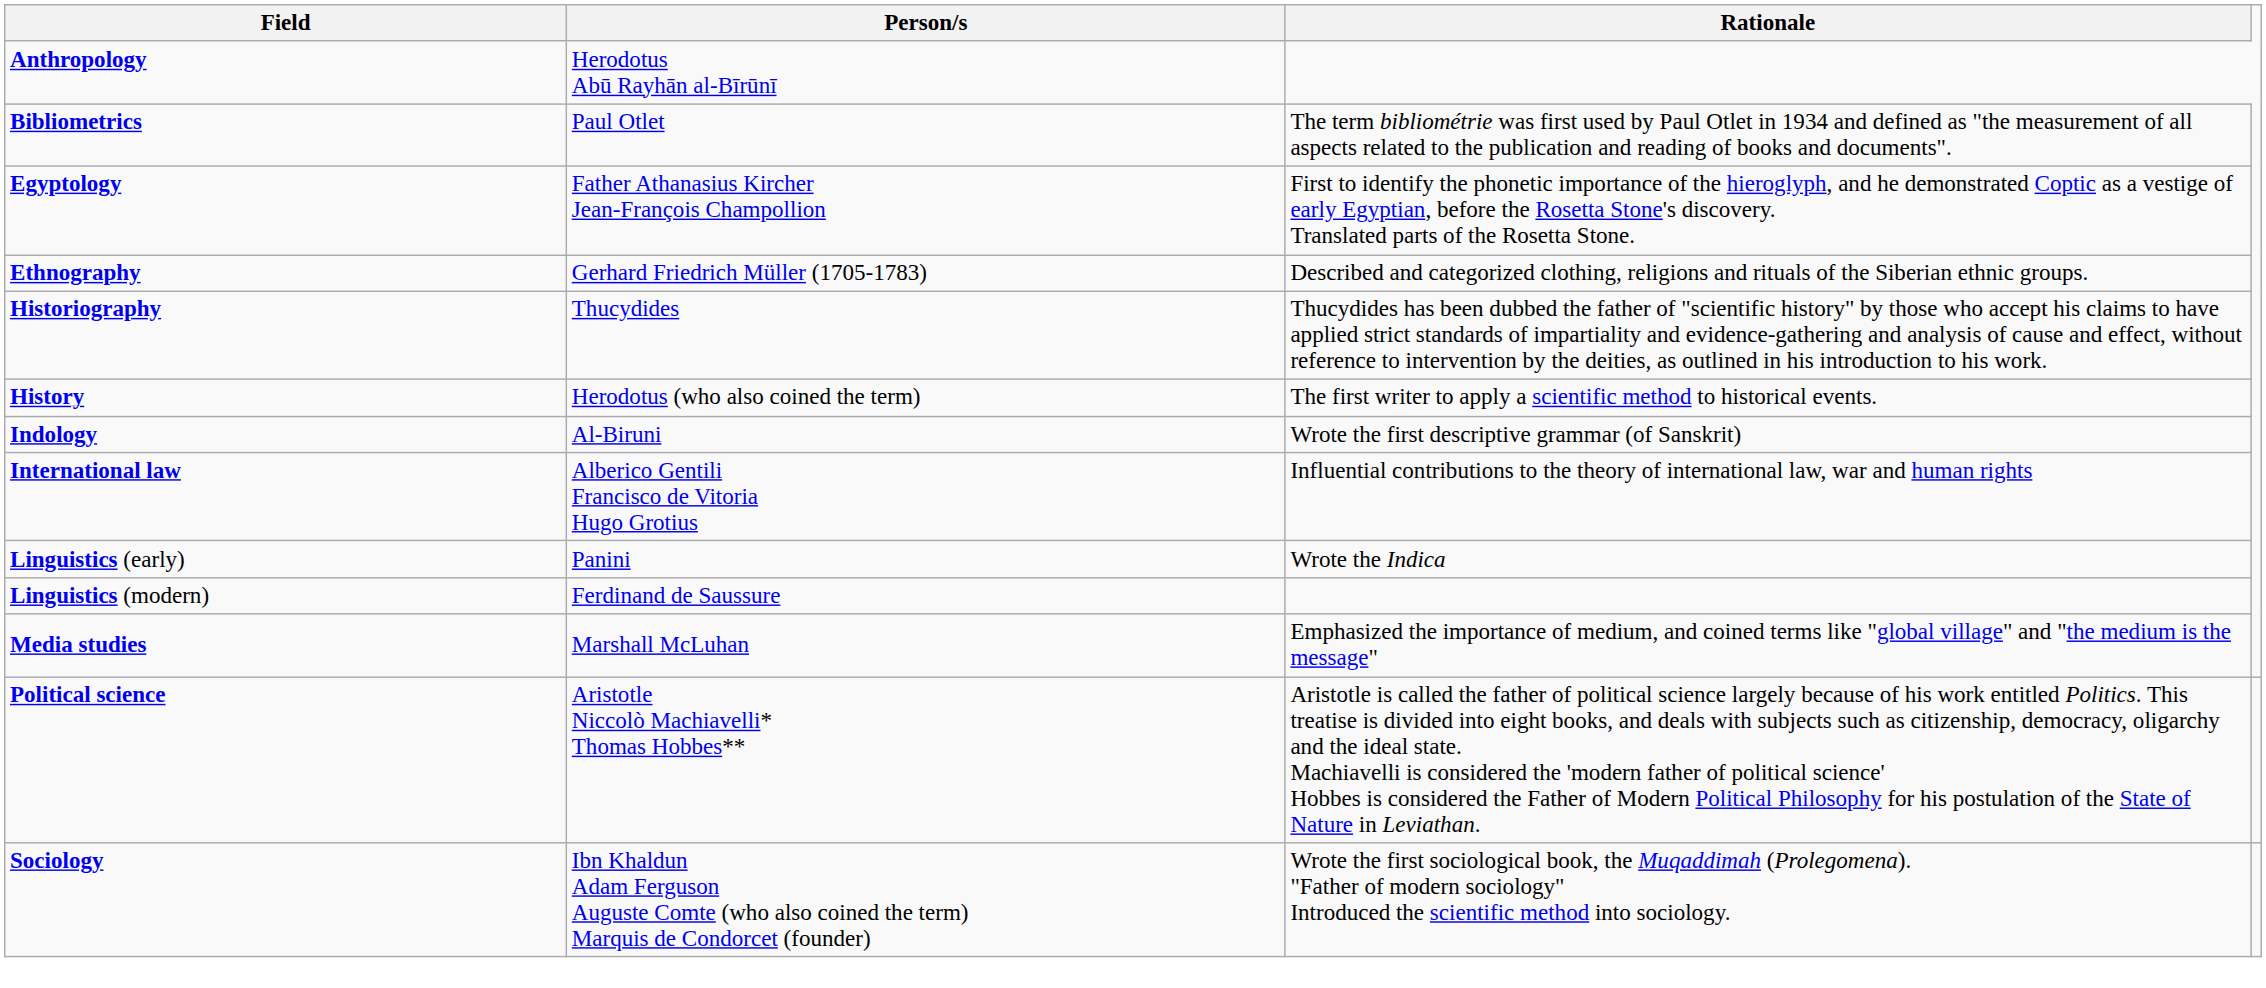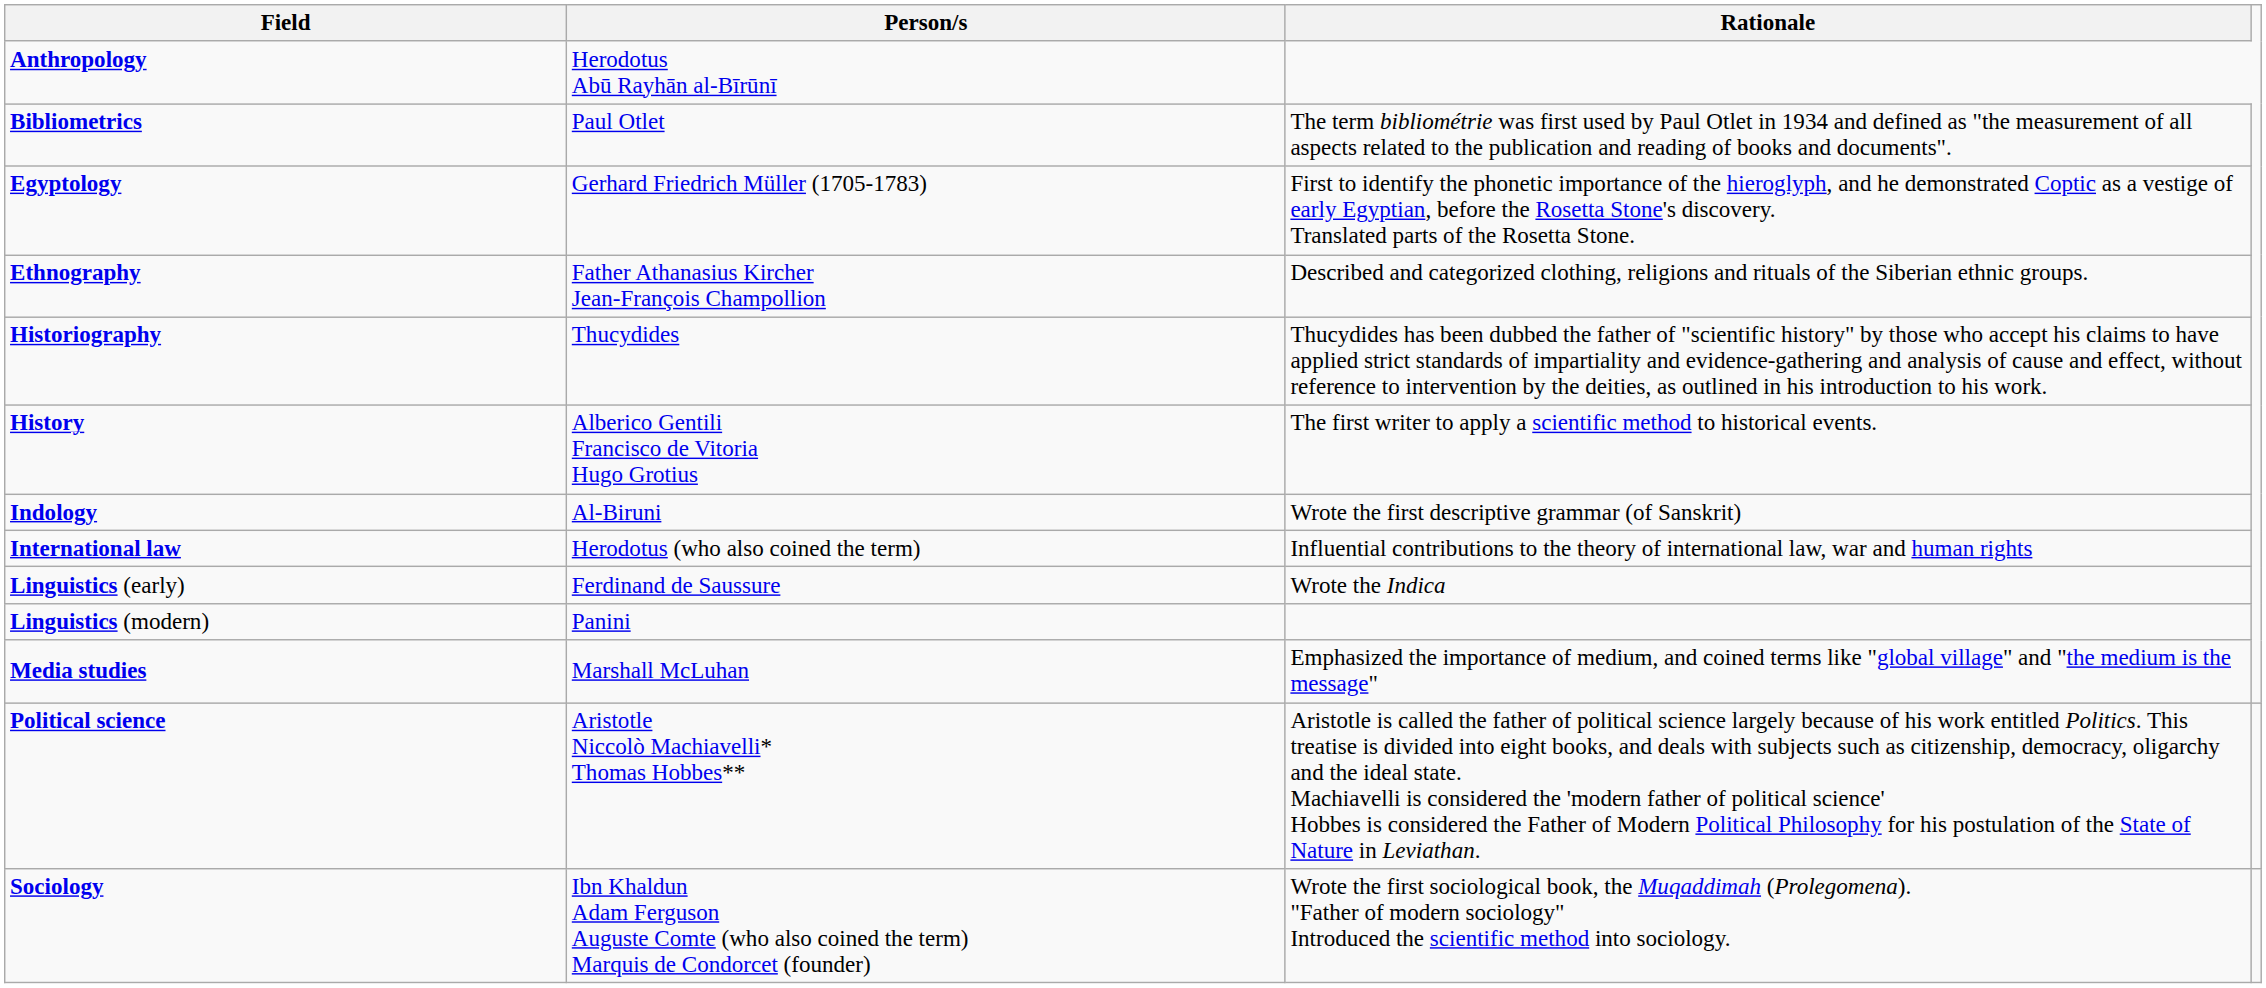(699, 197) Father Athanasius Kircher Jean-François Champollion -> (749, 184) Gerhard Friedrich Müller (1705-1783)
(749, 272) Gerhard Friedrich Müller (1705-1783) -> (699, 285) Father Athanasius Kircher Jean-François Champollion
(746, 397) Herodotus (who also coined the term) -> (665, 449) Alberico Gentili Francisco de Vitoria Hugo Grotius
(665, 496) Alberico Gentili Francisco de Vitoria Hugo Grotius -> (746, 548) Herodotus (who also coined the term)
(601, 558) Panini -> (676, 584) Ferdinand de Saussure
(676, 595) Ferdinand de Saussure -> (601, 621) Panini
